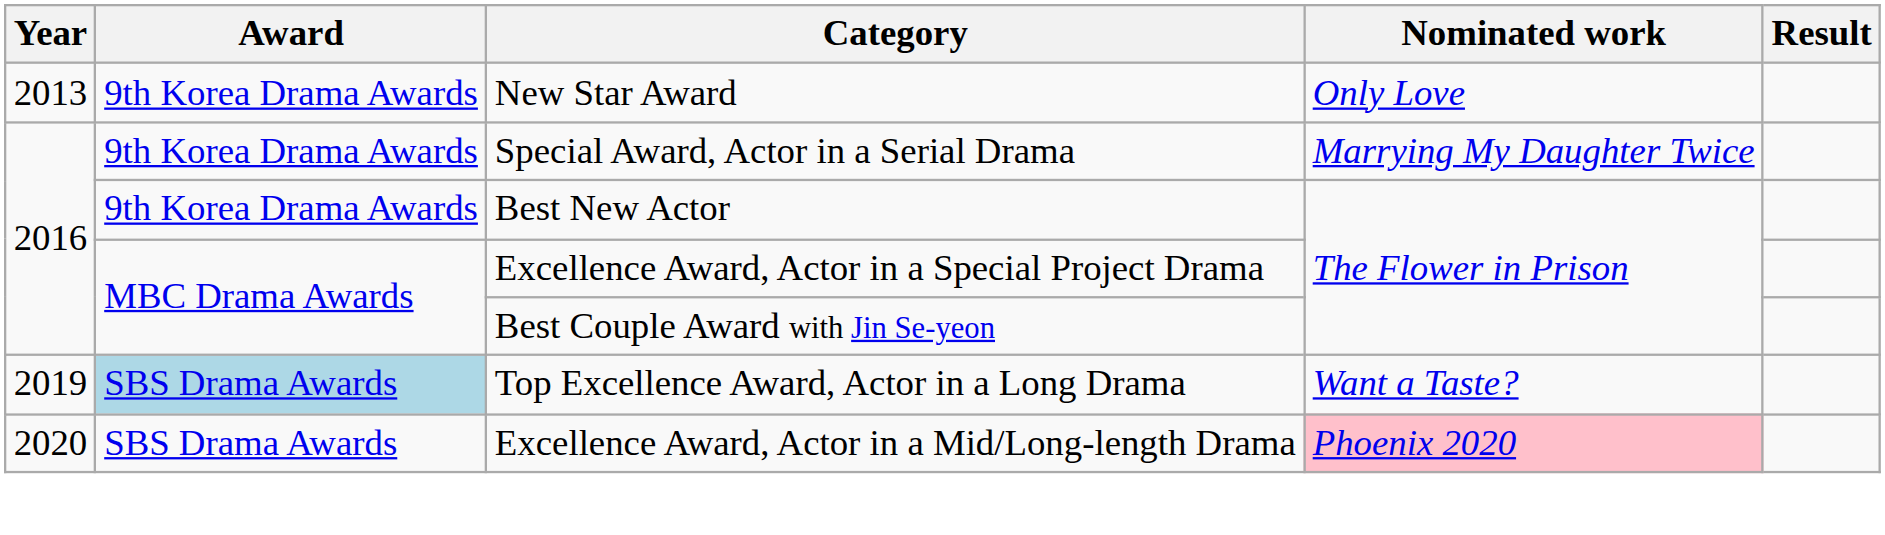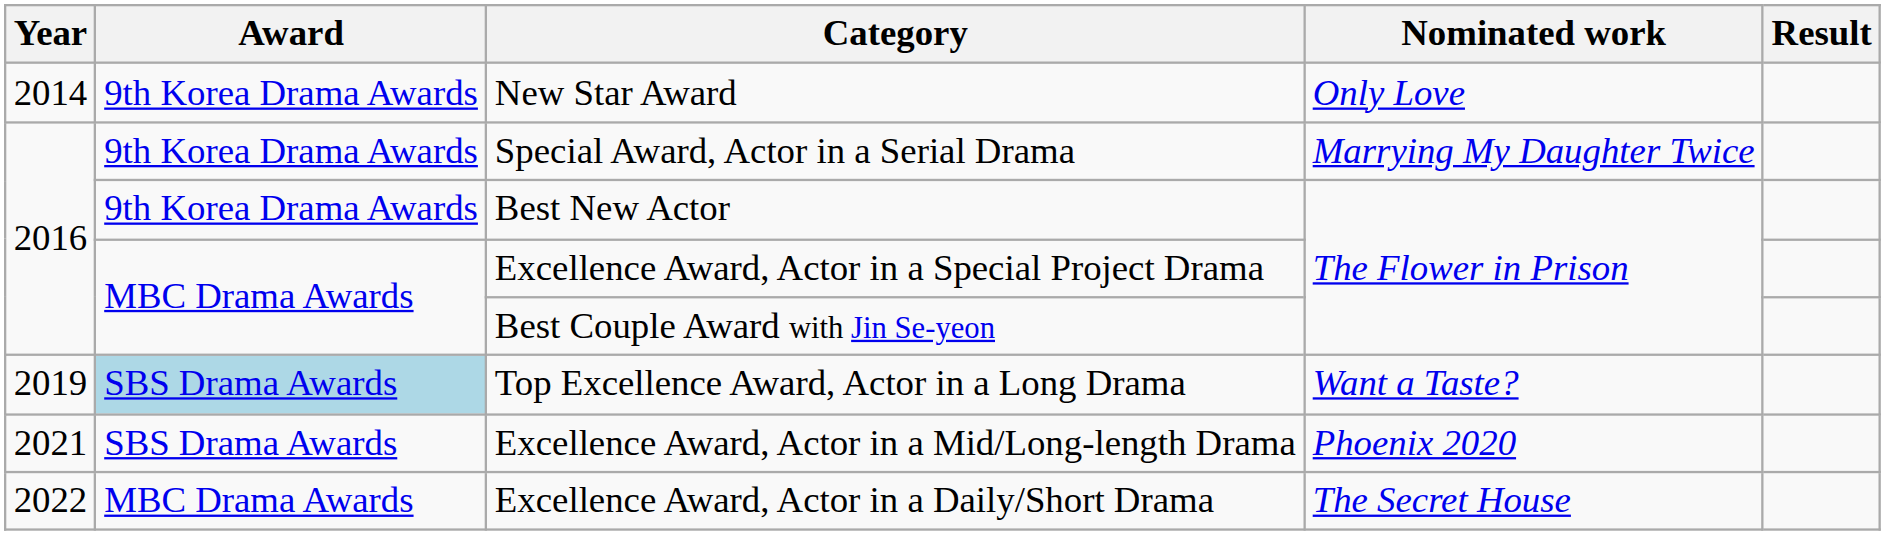(50, 92) 2013 -> (50, 92) 2014
(50, 442) 2020 -> (50, 442) 2021
(1414, 442) pink background -> (1414, 442) no background
+ row: (854, 500)
